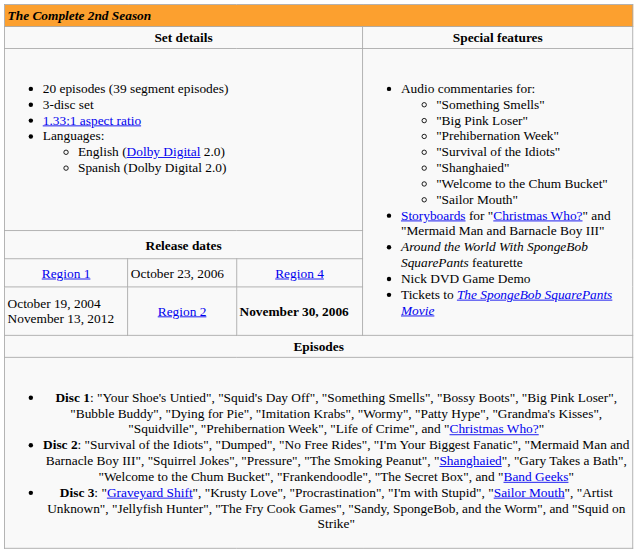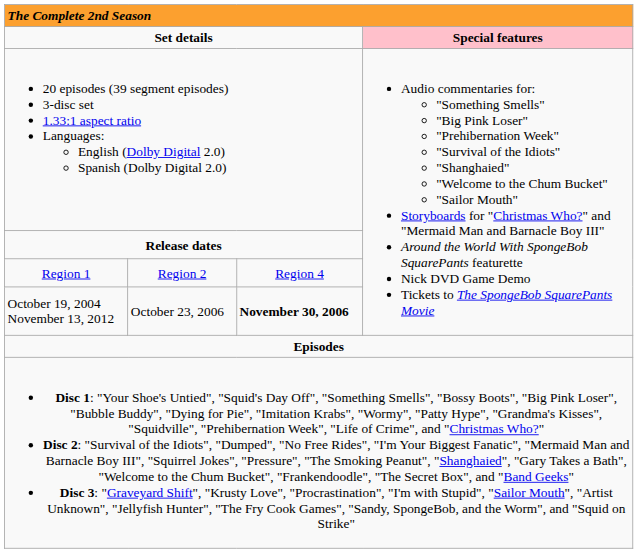(498, 37) no background -> (498, 37) pink background
(177, 273) October 23, 2006 -> (182, 273) Region 2
(182, 311) Region 2 -> (177, 311) October 23, 2006
